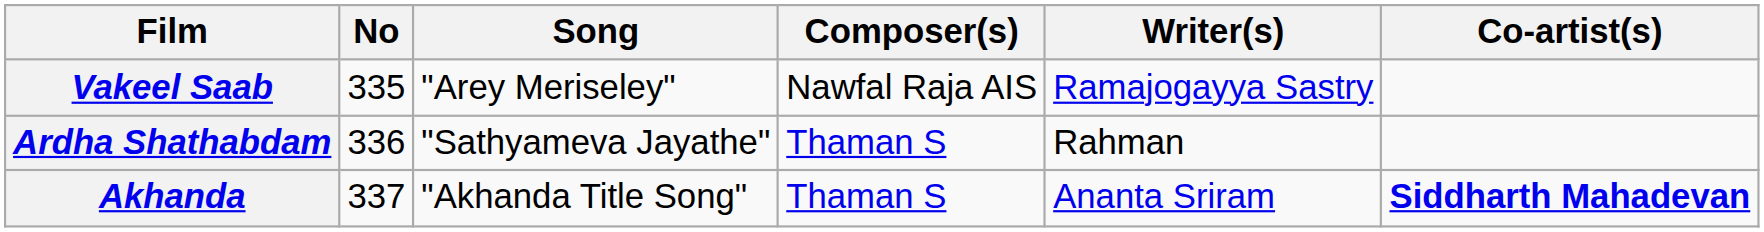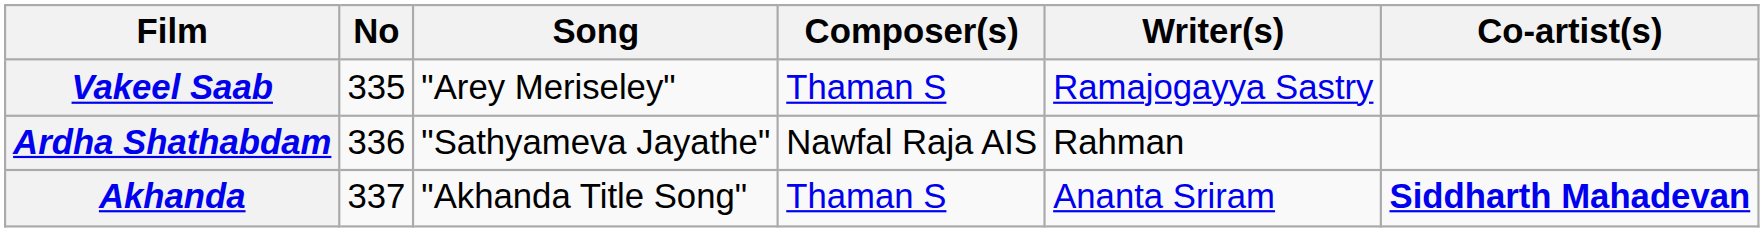(912, 87) Nawfal Raja AIS -> (866, 87) Thaman S
(866, 142) Thaman S -> (912, 142) Nawfal Raja AIS
